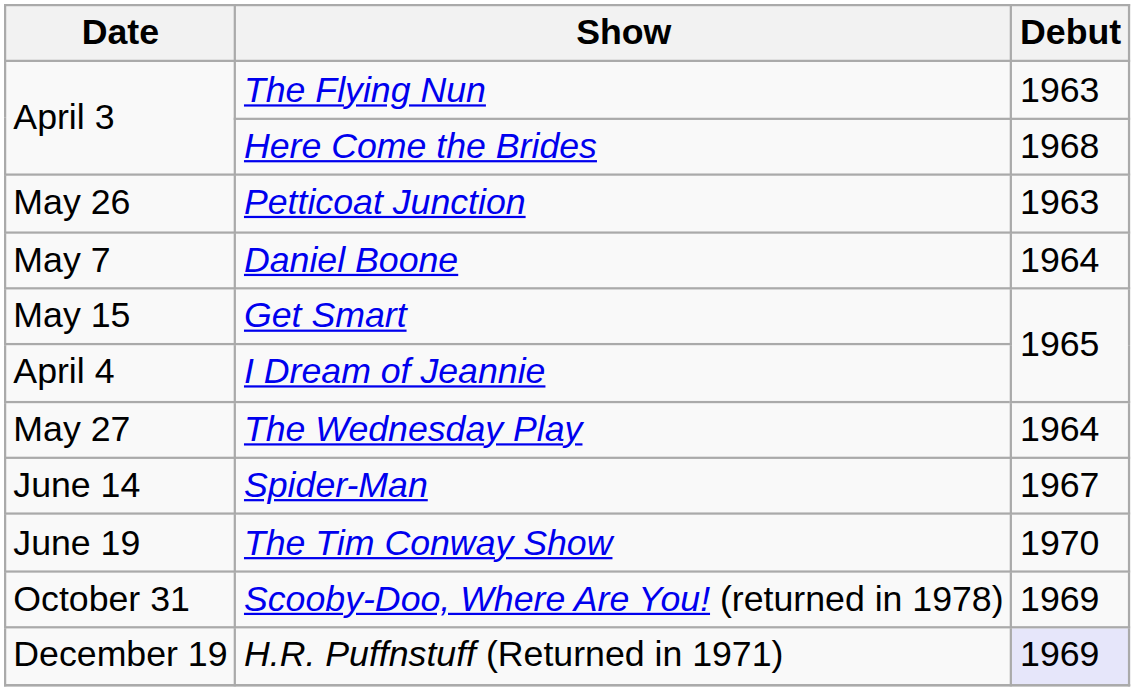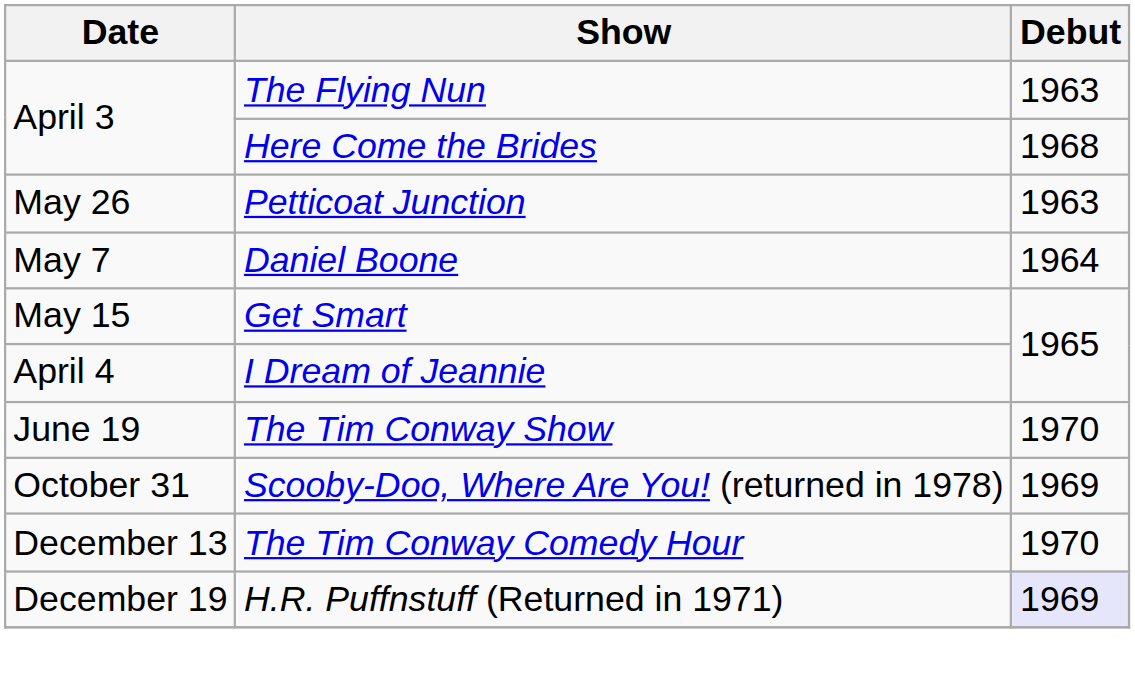- row: (413, 428)
- row: (336, 485)
+ row: (494, 542)
